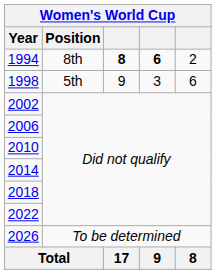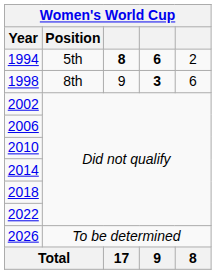(73, 60) 8th -> (73, 60) 5th
(73, 82) 5th -> (73, 82) 8th
(157, 82) normal -> (157, 82) bold
